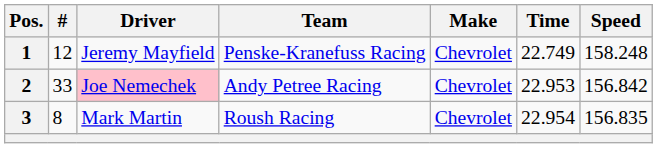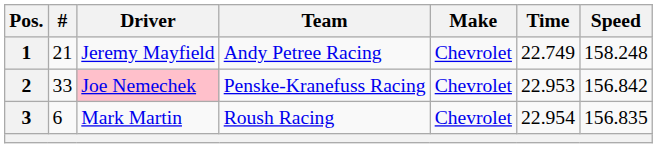(62, 53) 12 -> (62, 53) 21
(325, 53) Penske-Kranefuss Racing -> (303, 53) Andy Petree Racing
(303, 85) Andy Petree Racing -> (325, 85) Penske-Kranefuss Racing
(57, 117) 8 -> (57, 117) 6
